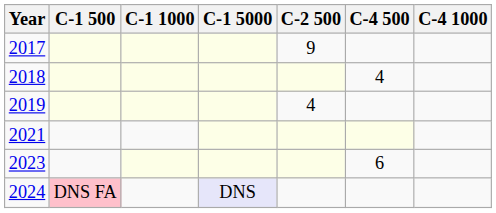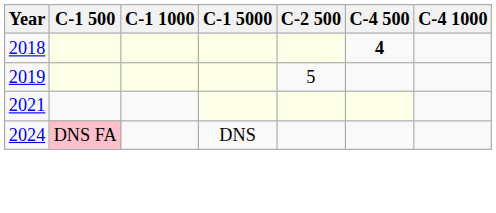- row: (27, 47)
(380, 76) normal -> (380, 47) bold
(311, 105) 4 -> (311, 76) 5
- row: (27, 163)
(238, 192) lavender background -> (238, 134) no background
